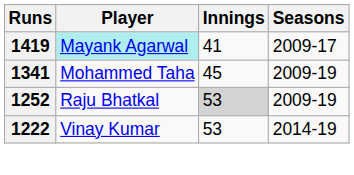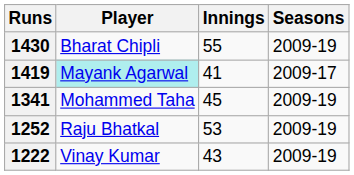+ row: (30, 45)
(212, 101) lightgrey background -> (212, 128) no background
(212, 128) 53 -> (212, 156) 43
(305, 128) 2014-19 -> (305, 156) 2009-19
